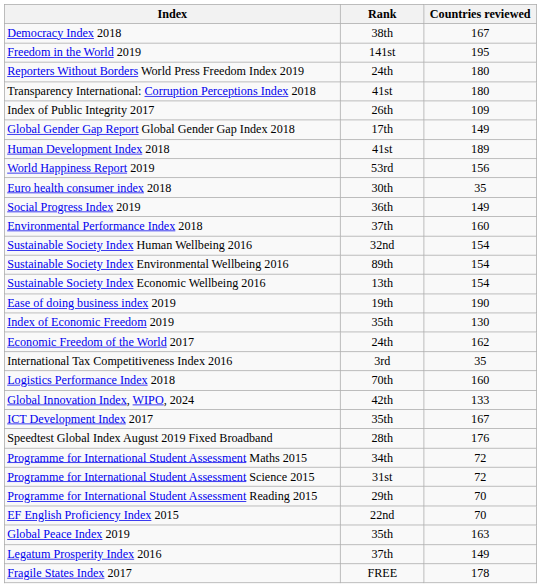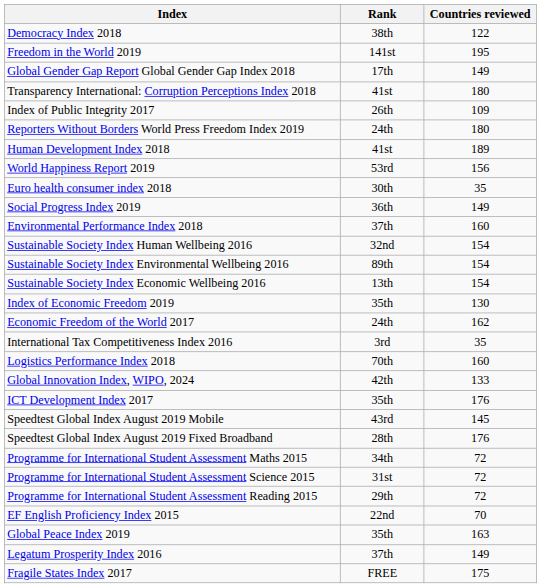(480, 33) 167 -> (480, 33) 122
rows swapped: (156, 71) <-> (151, 129)
- row: (91, 303)
(480, 419) 167 -> (480, 399) 176
+ row: (115, 419)
(480, 496) 70 -> (480, 496) 72
(480, 573) 178 -> (480, 573) 175
